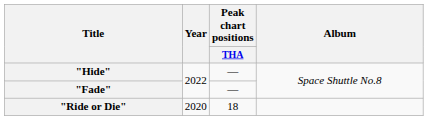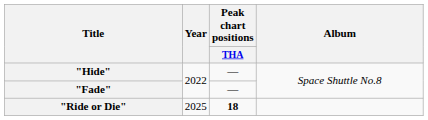(196, 107) 2020 -> (196, 107) 2025
(233, 107) normal -> (233, 107) bold
